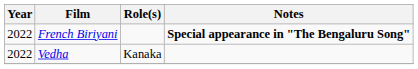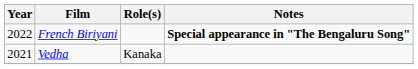(20, 53) 2022 -> (20, 53) 2021
